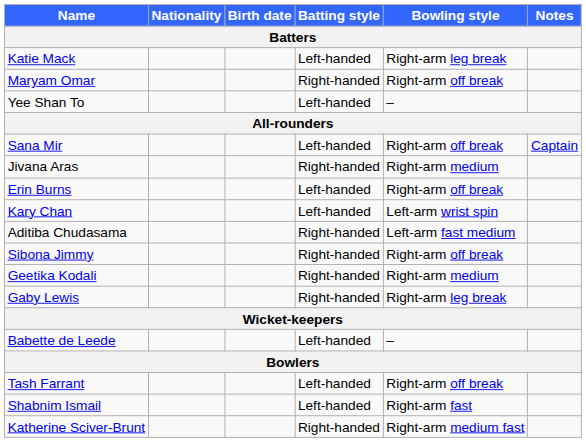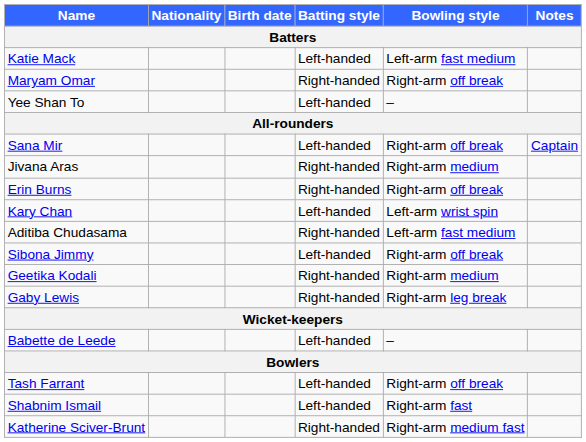(446, 59) Right-arm leg break -> (451, 59) Left-arm fast medium
(334, 189) Left-handed -> (339, 189) Right-handed
(339, 254) Right-handed -> (334, 254) Left-handed
